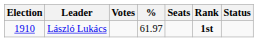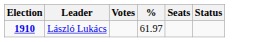- column: (207, 12)
(25, 28) normal -> (25, 28) bold
